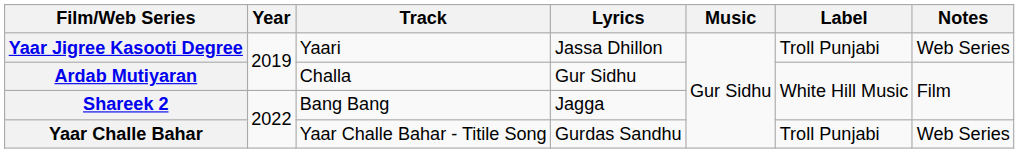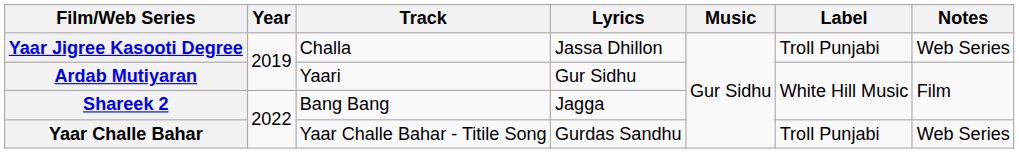(320, 47) Yaari -> (325, 47) Challa
(325, 76) Challa -> (320, 76) Yaari
